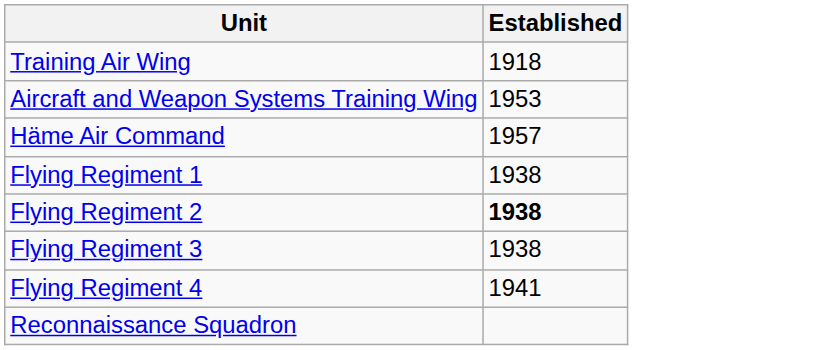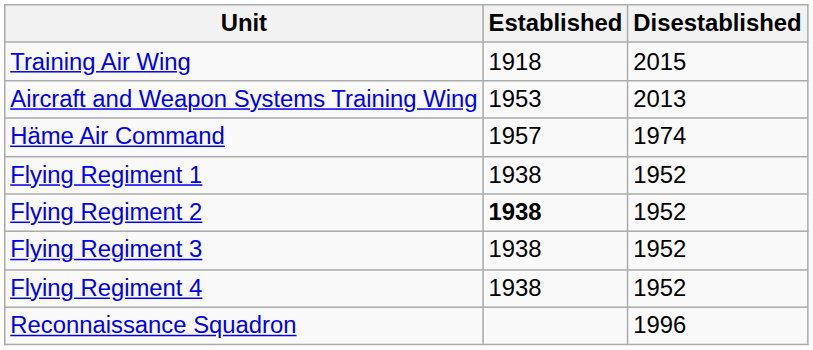+ column: (717, 23)
(515, 288) 1941 -> (515, 288) 1938
